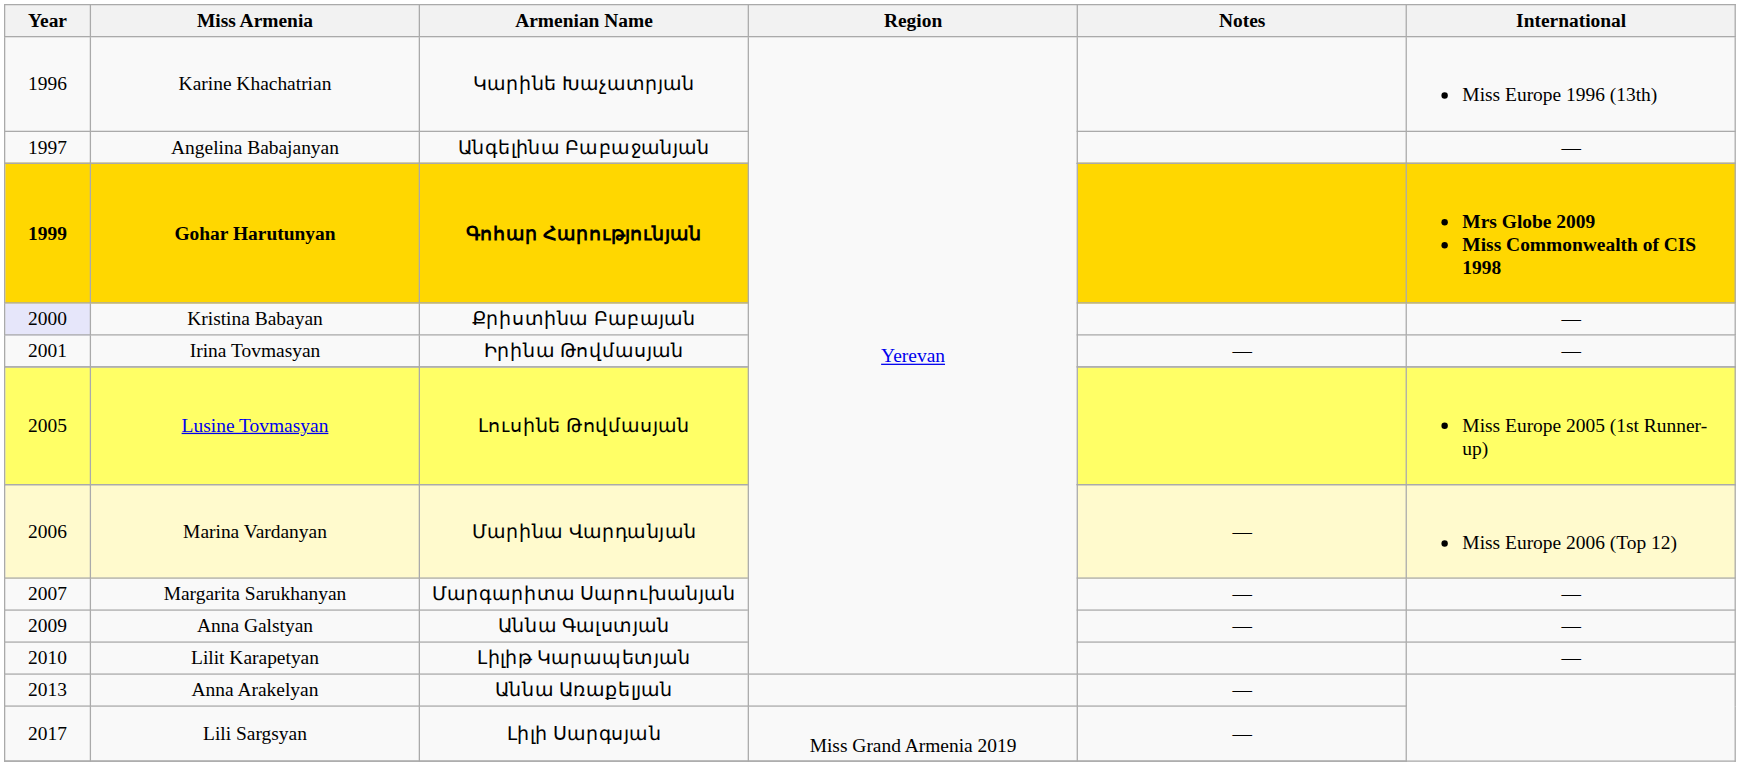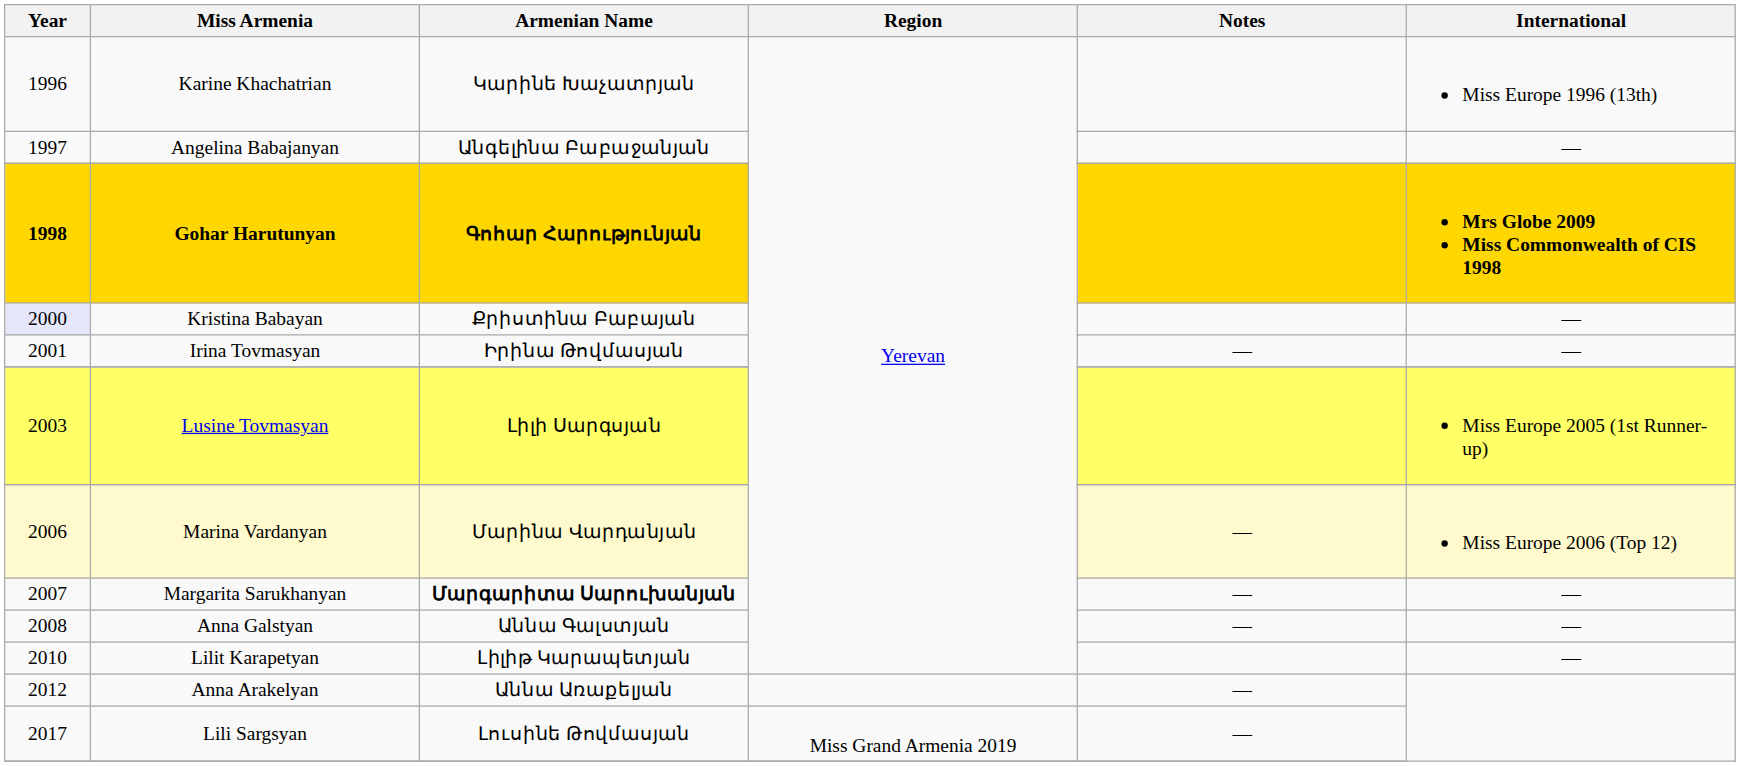(48, 232) 1999 -> (48, 232) 1998
(48, 425) 2005 -> (48, 425) 2003
(584, 425) Լուսինե Թովմասյան -> (584, 425) Լիլի Սարգսյան
(584, 594) normal -> (584, 594) bold
(48, 626) 2009 -> (48, 626) 2008
(48, 690) 2013 -> (48, 690) 2012
(584, 734) Լիլի Սարգսյան -> (584, 734) Լուսինե Թովմասյան
